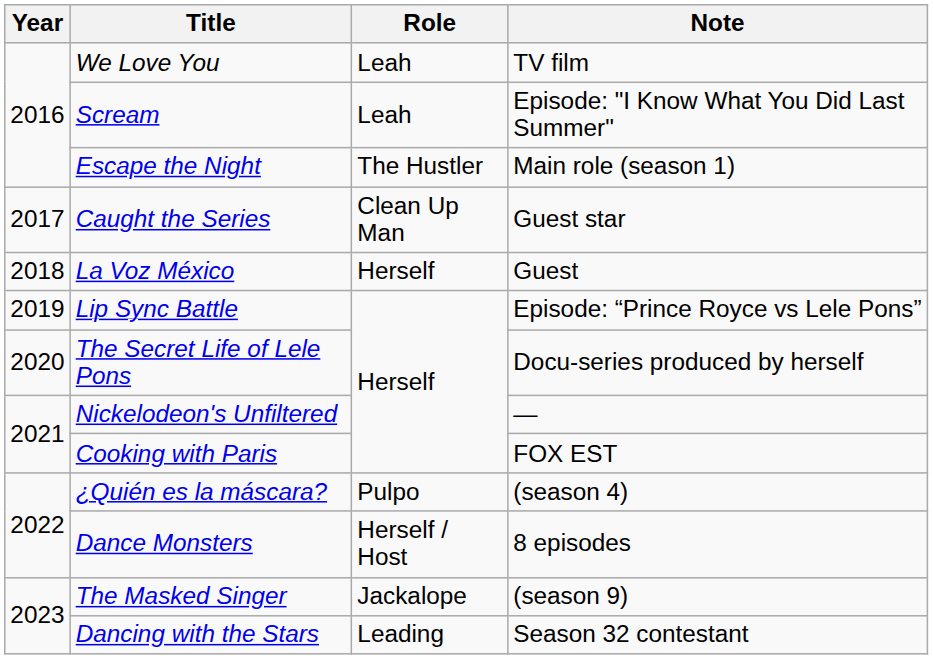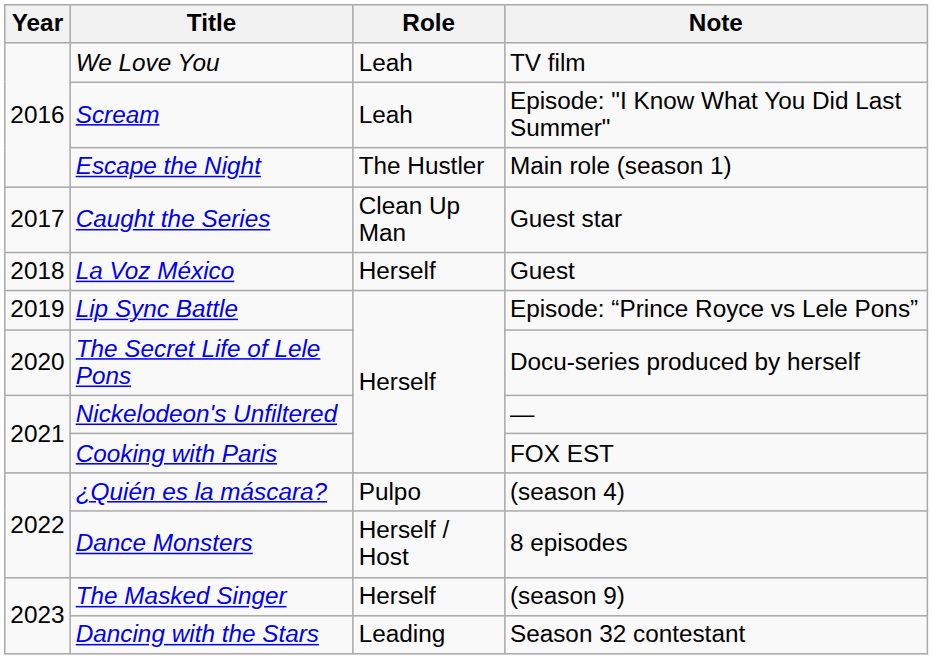(412, 596) Jackalope -> (397, 596) Herself
